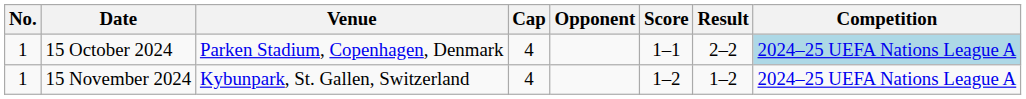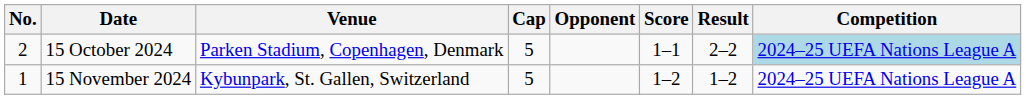(23, 49) 1 -> (23, 49) 2
(529, 49) 4 -> (529, 49) 5
(529, 79) 4 -> (529, 79) 5
